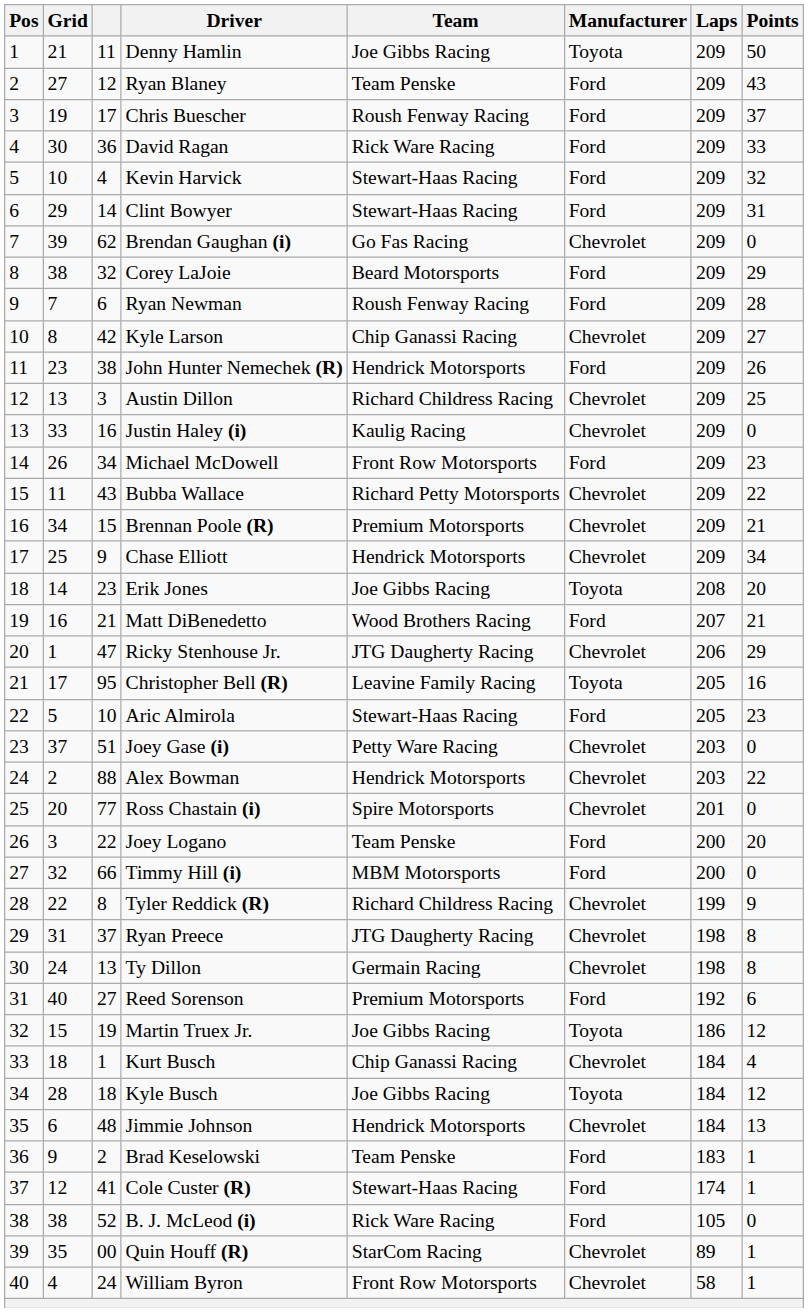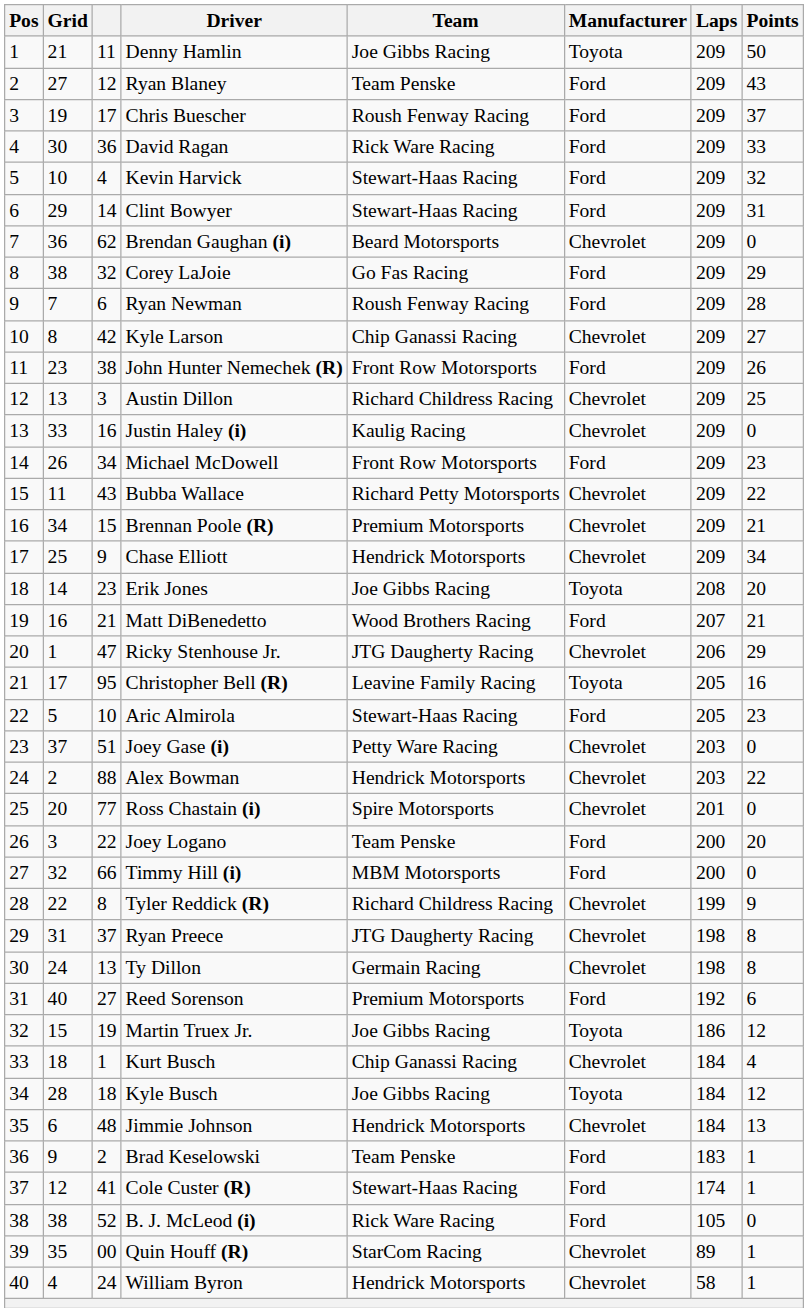(57, 240) 39 -> (57, 240) 36
(410, 240) Go Fas Racing -> (425, 240) Beard Motorsports
(425, 272) Beard Motorsports -> (410, 272) Go Fas Racing
(439, 367) Hendrick Motorsports -> (444, 367) Front Row Motorsports
(444, 1282) Front Row Motorsports -> (439, 1282) Hendrick Motorsports
